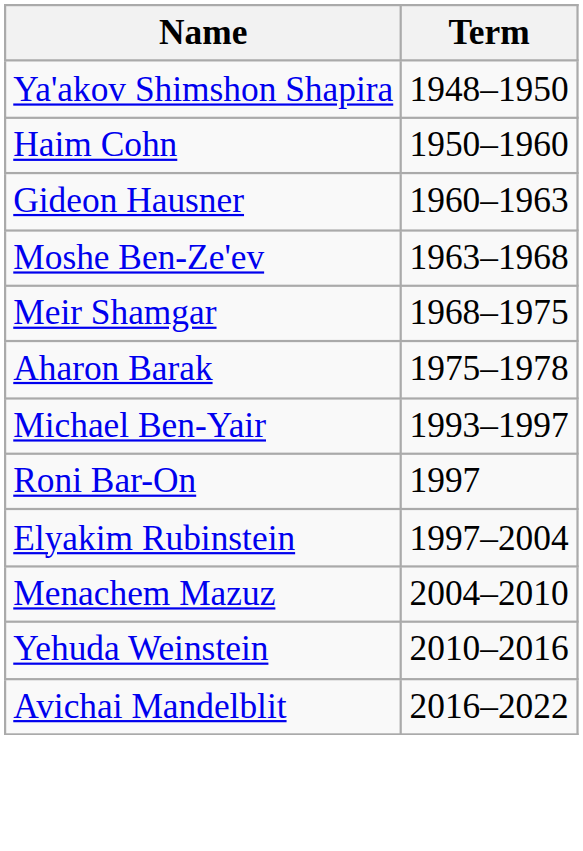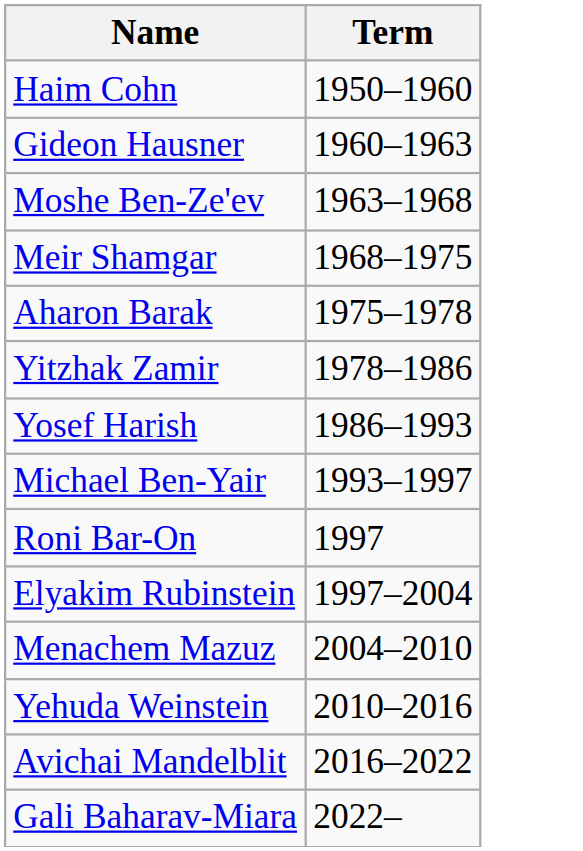- row: (203, 88)
+ row: (116, 369)
+ row: (105, 425)
+ row: (155, 817)
